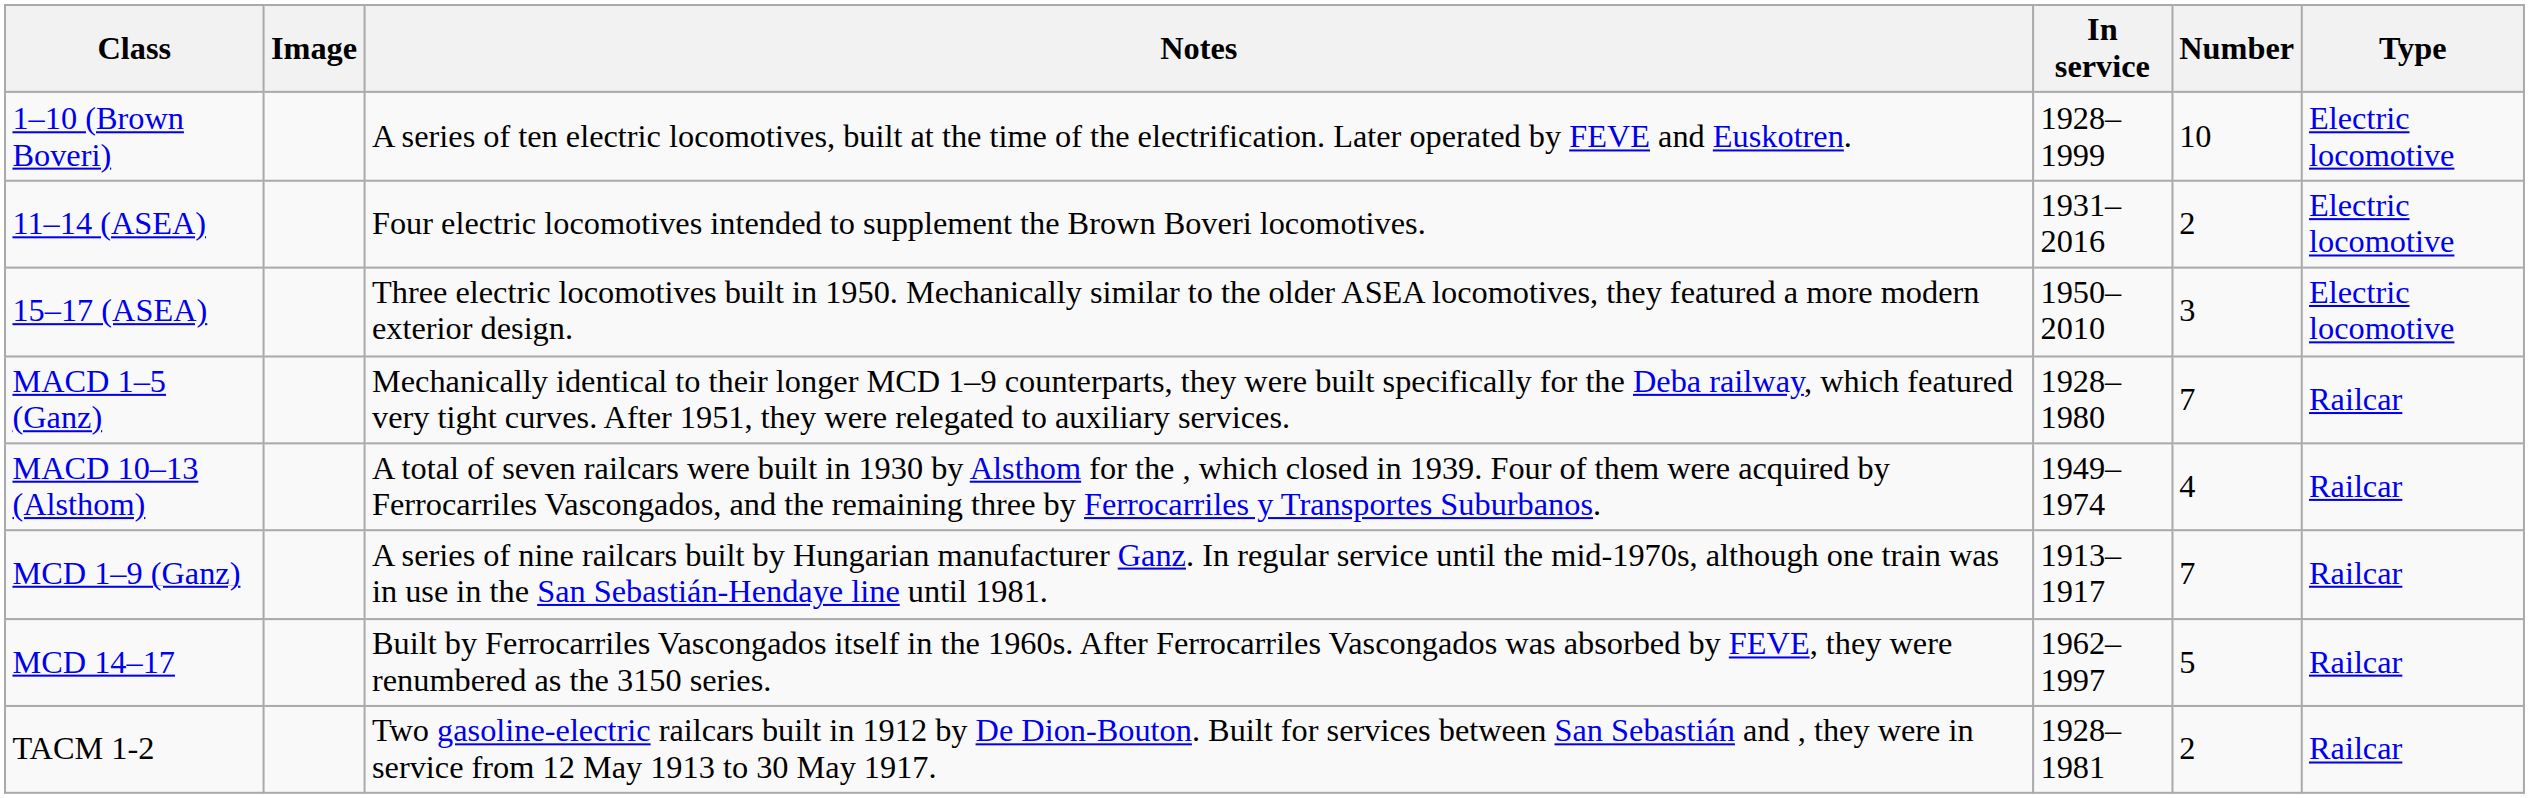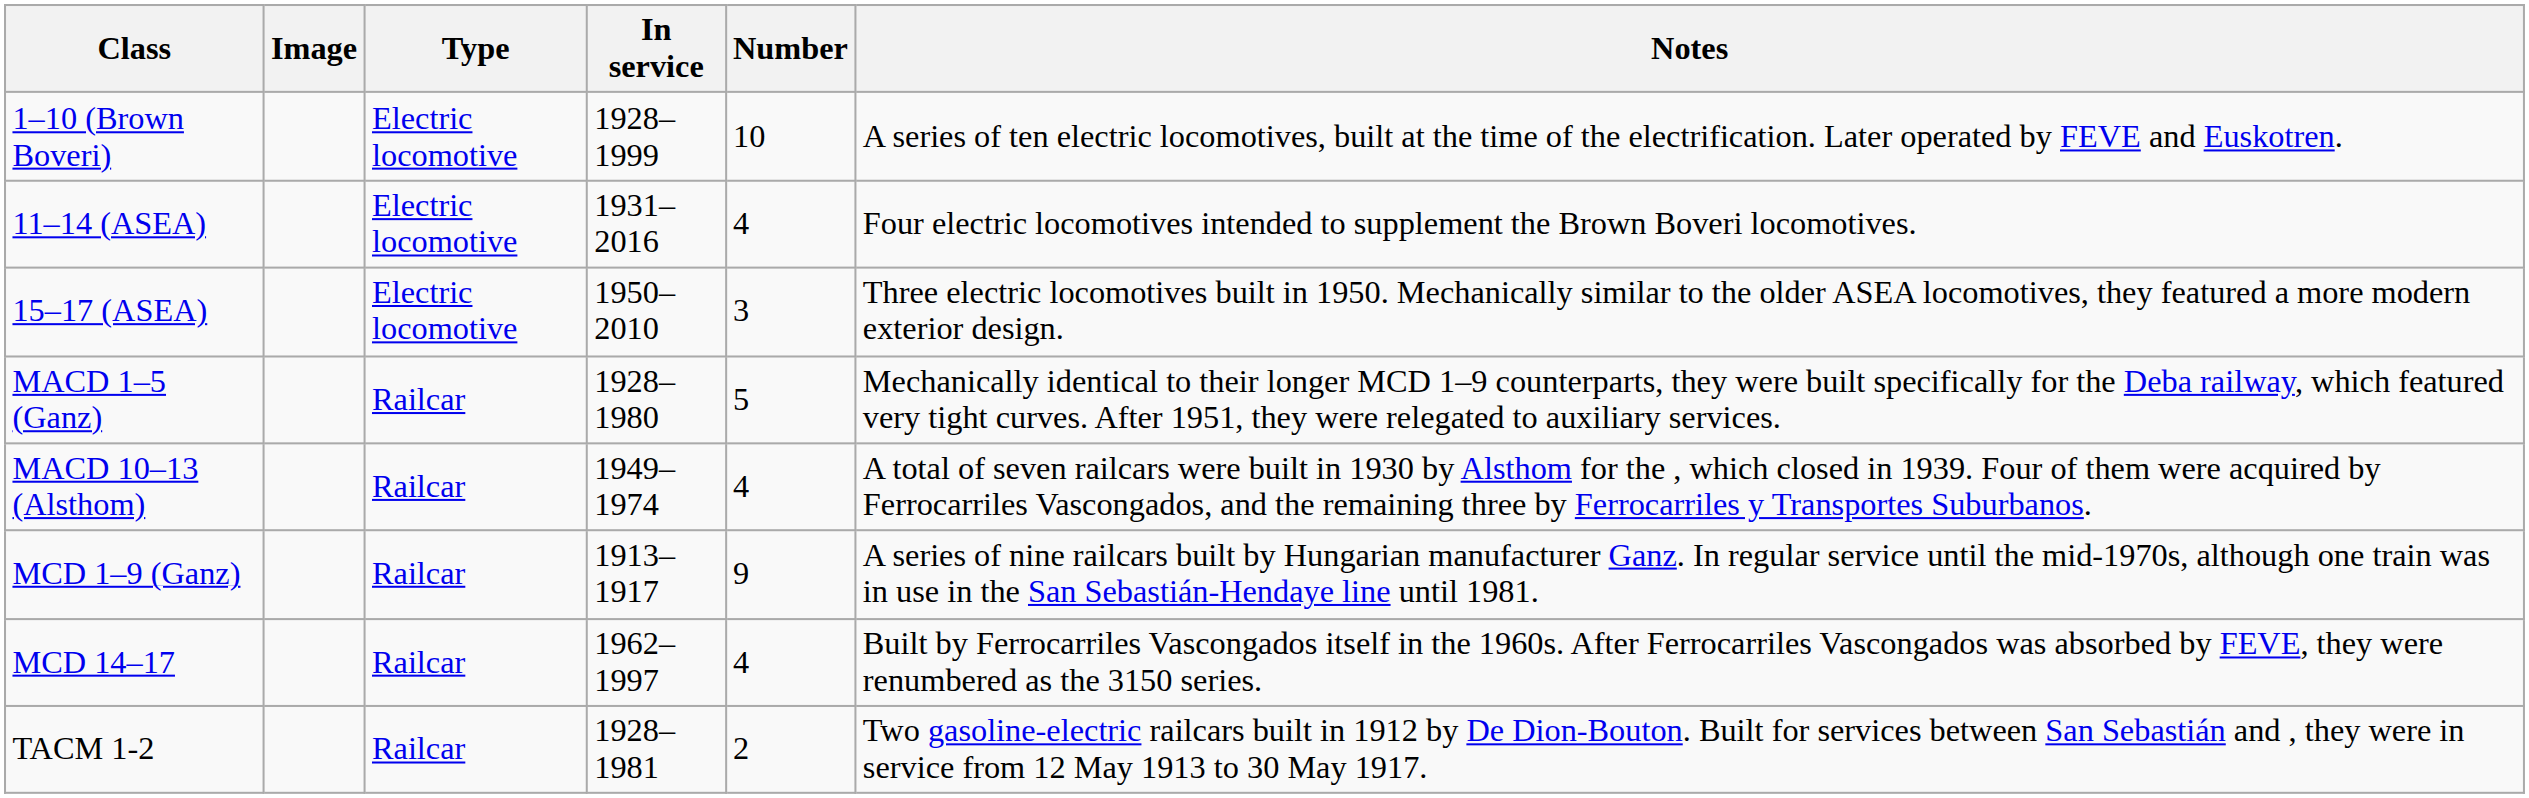columns swapped: (2413, 48) <-> (1199, 48)
(2187, 223) 2 -> (741, 223) 4
(2187, 398) 7 -> (741, 398) 5
(2187, 574) 7 -> (741, 574) 9
(2187, 661) 5 -> (741, 661) 4
